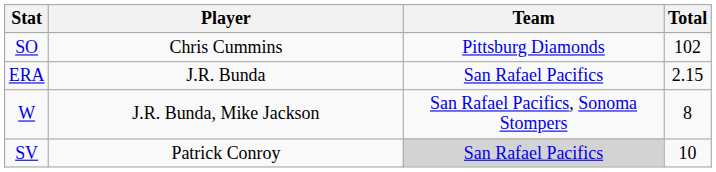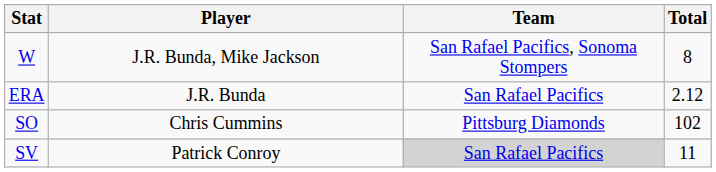rows swapped: (27, 114) <-> (27, 47)
(688, 75) 2.15 -> (688, 95) 2.12
(688, 152) 10 -> (688, 152) 11
